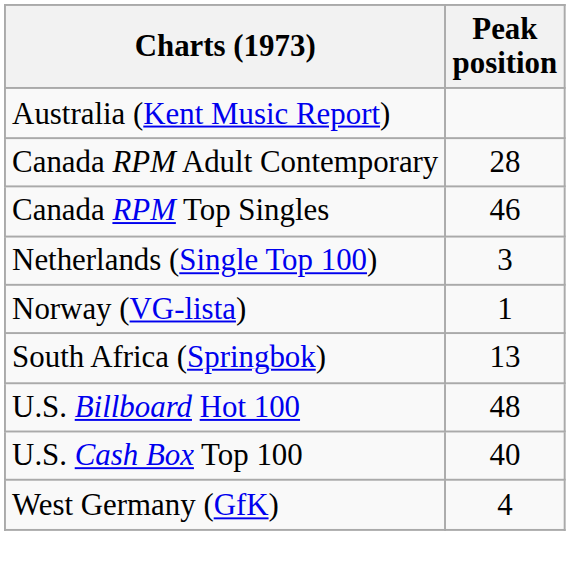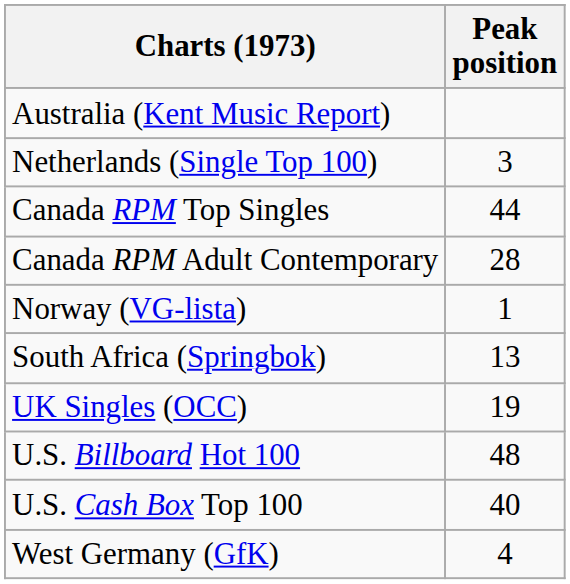rows swapped: (225, 161) <-> (195, 259)
(505, 210) 46 -> (505, 210) 44
+ row: (130, 406)
